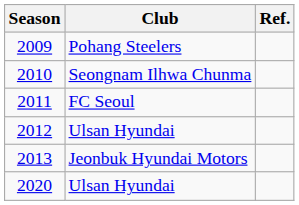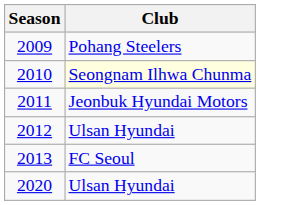- column: (275, 18)
(160, 74) no background -> (160, 74) lightyellow background
(102, 102) FC Seoul -> (158, 102) Jeonbuk Hyundai Motors
(158, 158) Jeonbuk Hyundai Motors -> (102, 158) FC Seoul
